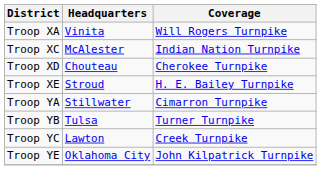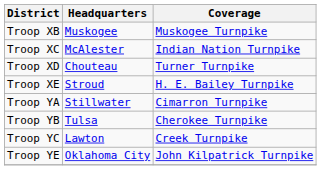- row: (33, 31)
+ row: (33, 31)
(211, 67) Cherokee Turnpike -> (205, 67) Turner Turnpike
(205, 120) Turner Turnpike -> (211, 120) Cherokee Turnpike
